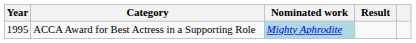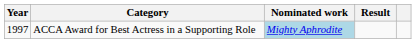(18, 30) 1995 -> (18, 30) 1997
